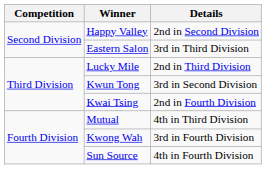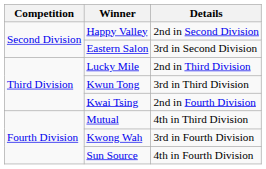(201, 48) 3rd in Third Division -> (205, 48) 3rd in Second Division
(205, 84) 3rd in Second Division -> (201, 84) 3rd in Third Division
